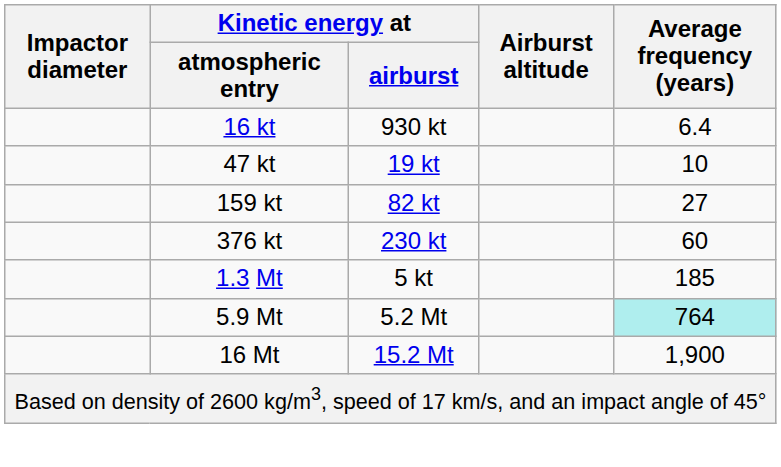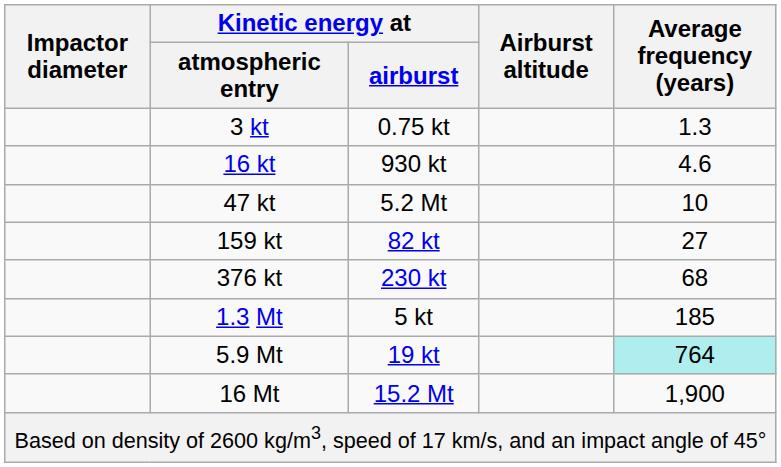+ row: (249, 126)
(695, 126) 6.4 -> (695, 164) 4.6
(414, 164) 19 kt -> (414, 202) 5.2 Mt
(695, 240) 60 -> (695, 278) 68
(414, 316) 5.2 Mt -> (414, 355) 19 kt
